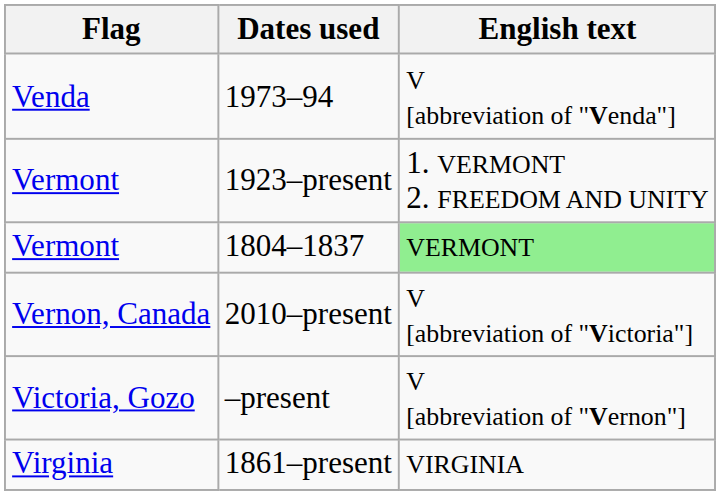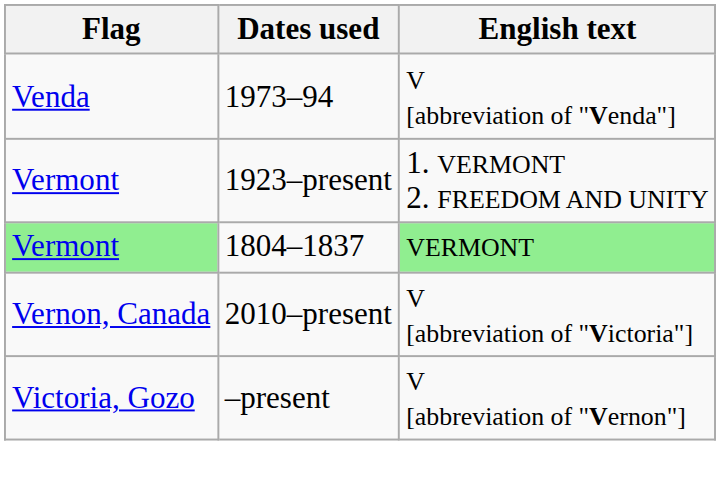(66, 246) no background -> (66, 246) lightgreen background
- row: (308, 464)
